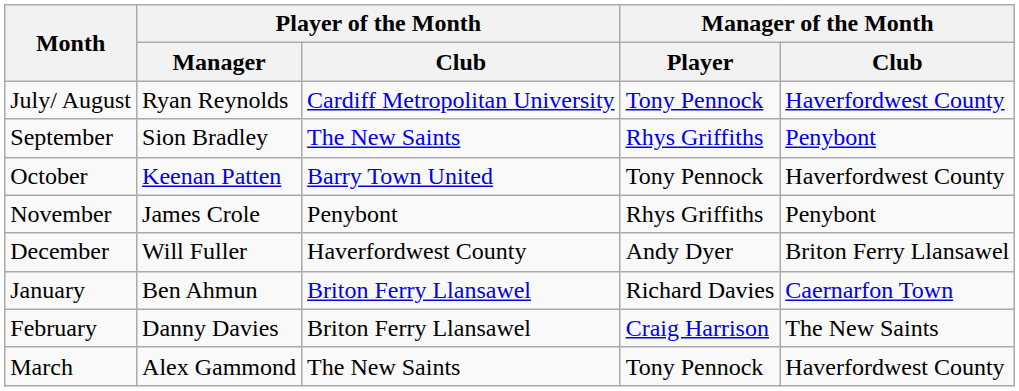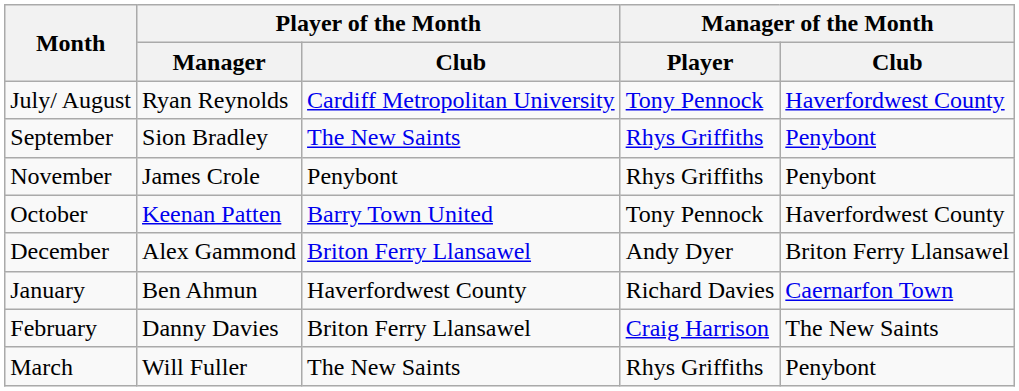rows swapped: (49, 175) <-> (61, 213)
(195, 251) Will Fuller -> (219, 251) Alex Gammond
(417, 251) Haverfordwest County -> (419, 251) Briton Ferry Llansawel
(419, 289) Briton Ferry Llansawel -> (417, 289) Haverfordwest County
(219, 366) Alex Gammond -> (195, 366) Will Fuller
(694, 366) Tony Pennock -> (694, 366) Rhys Griffiths
(895, 366) Haverfordwest County -> (831, 366) Penybont
